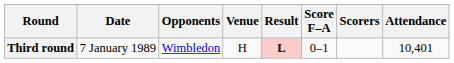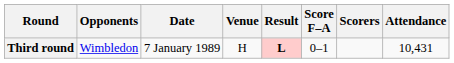columns swapped: (118, 21) <-> (191, 21)
(416, 48) 10,401 -> (416, 48) 10,431
